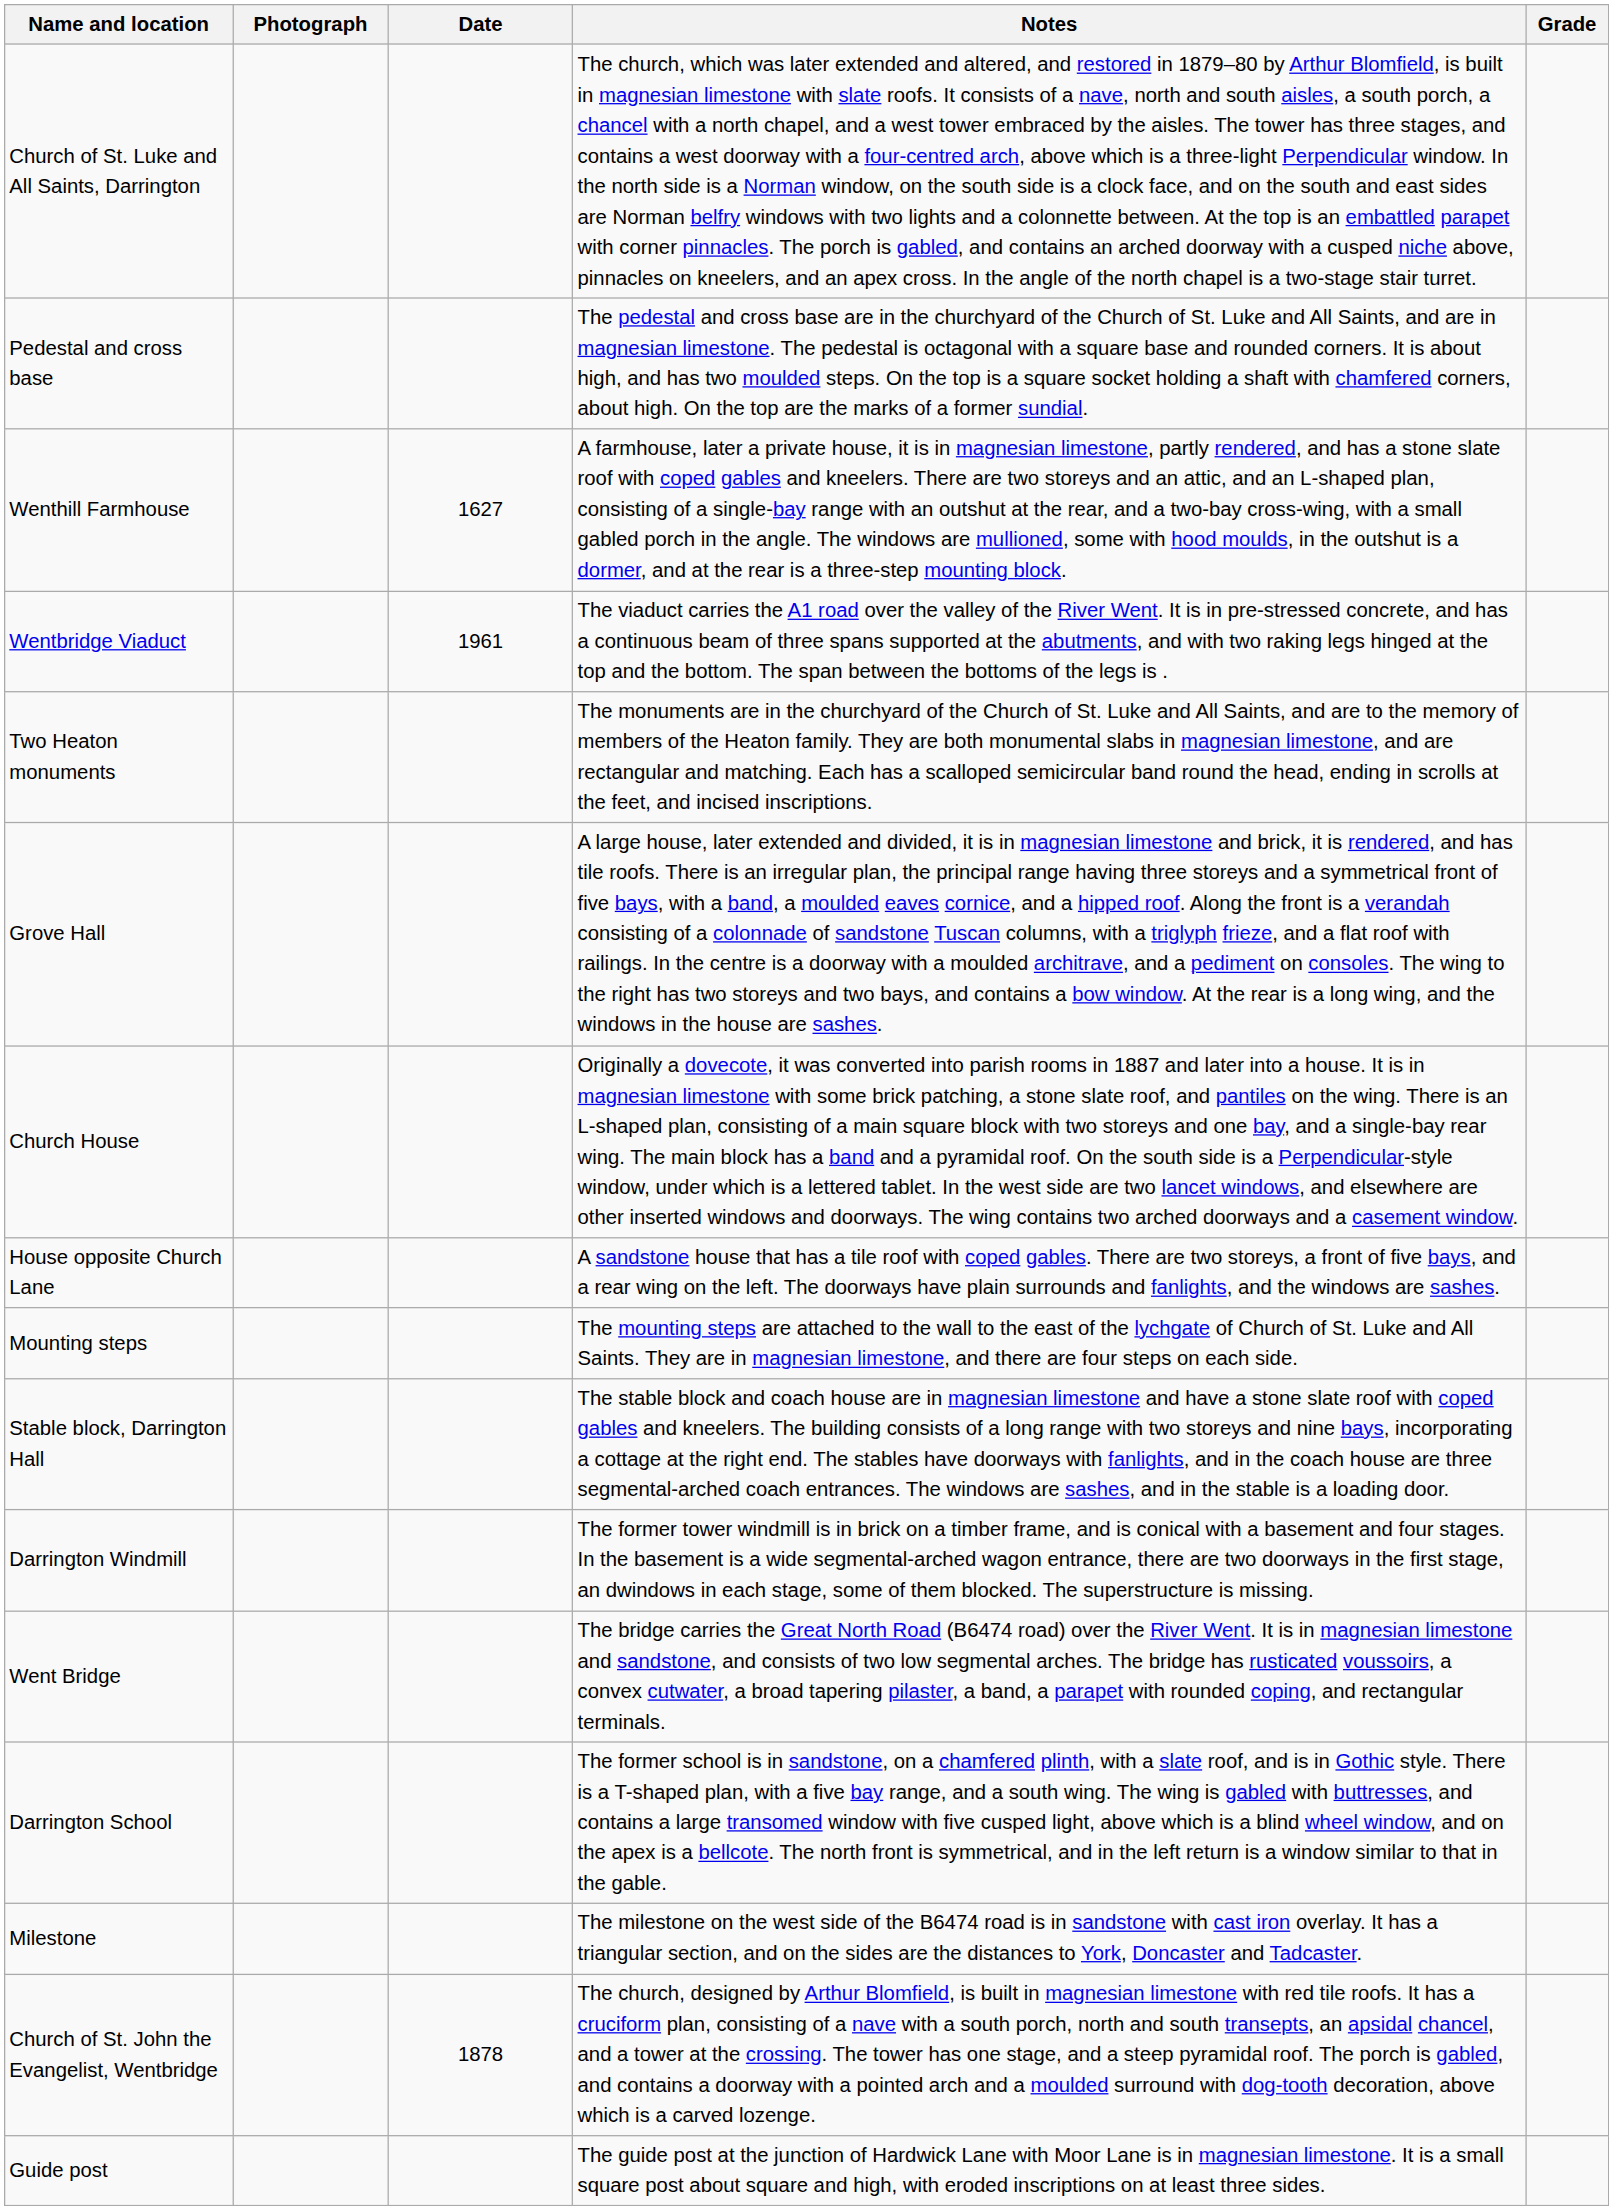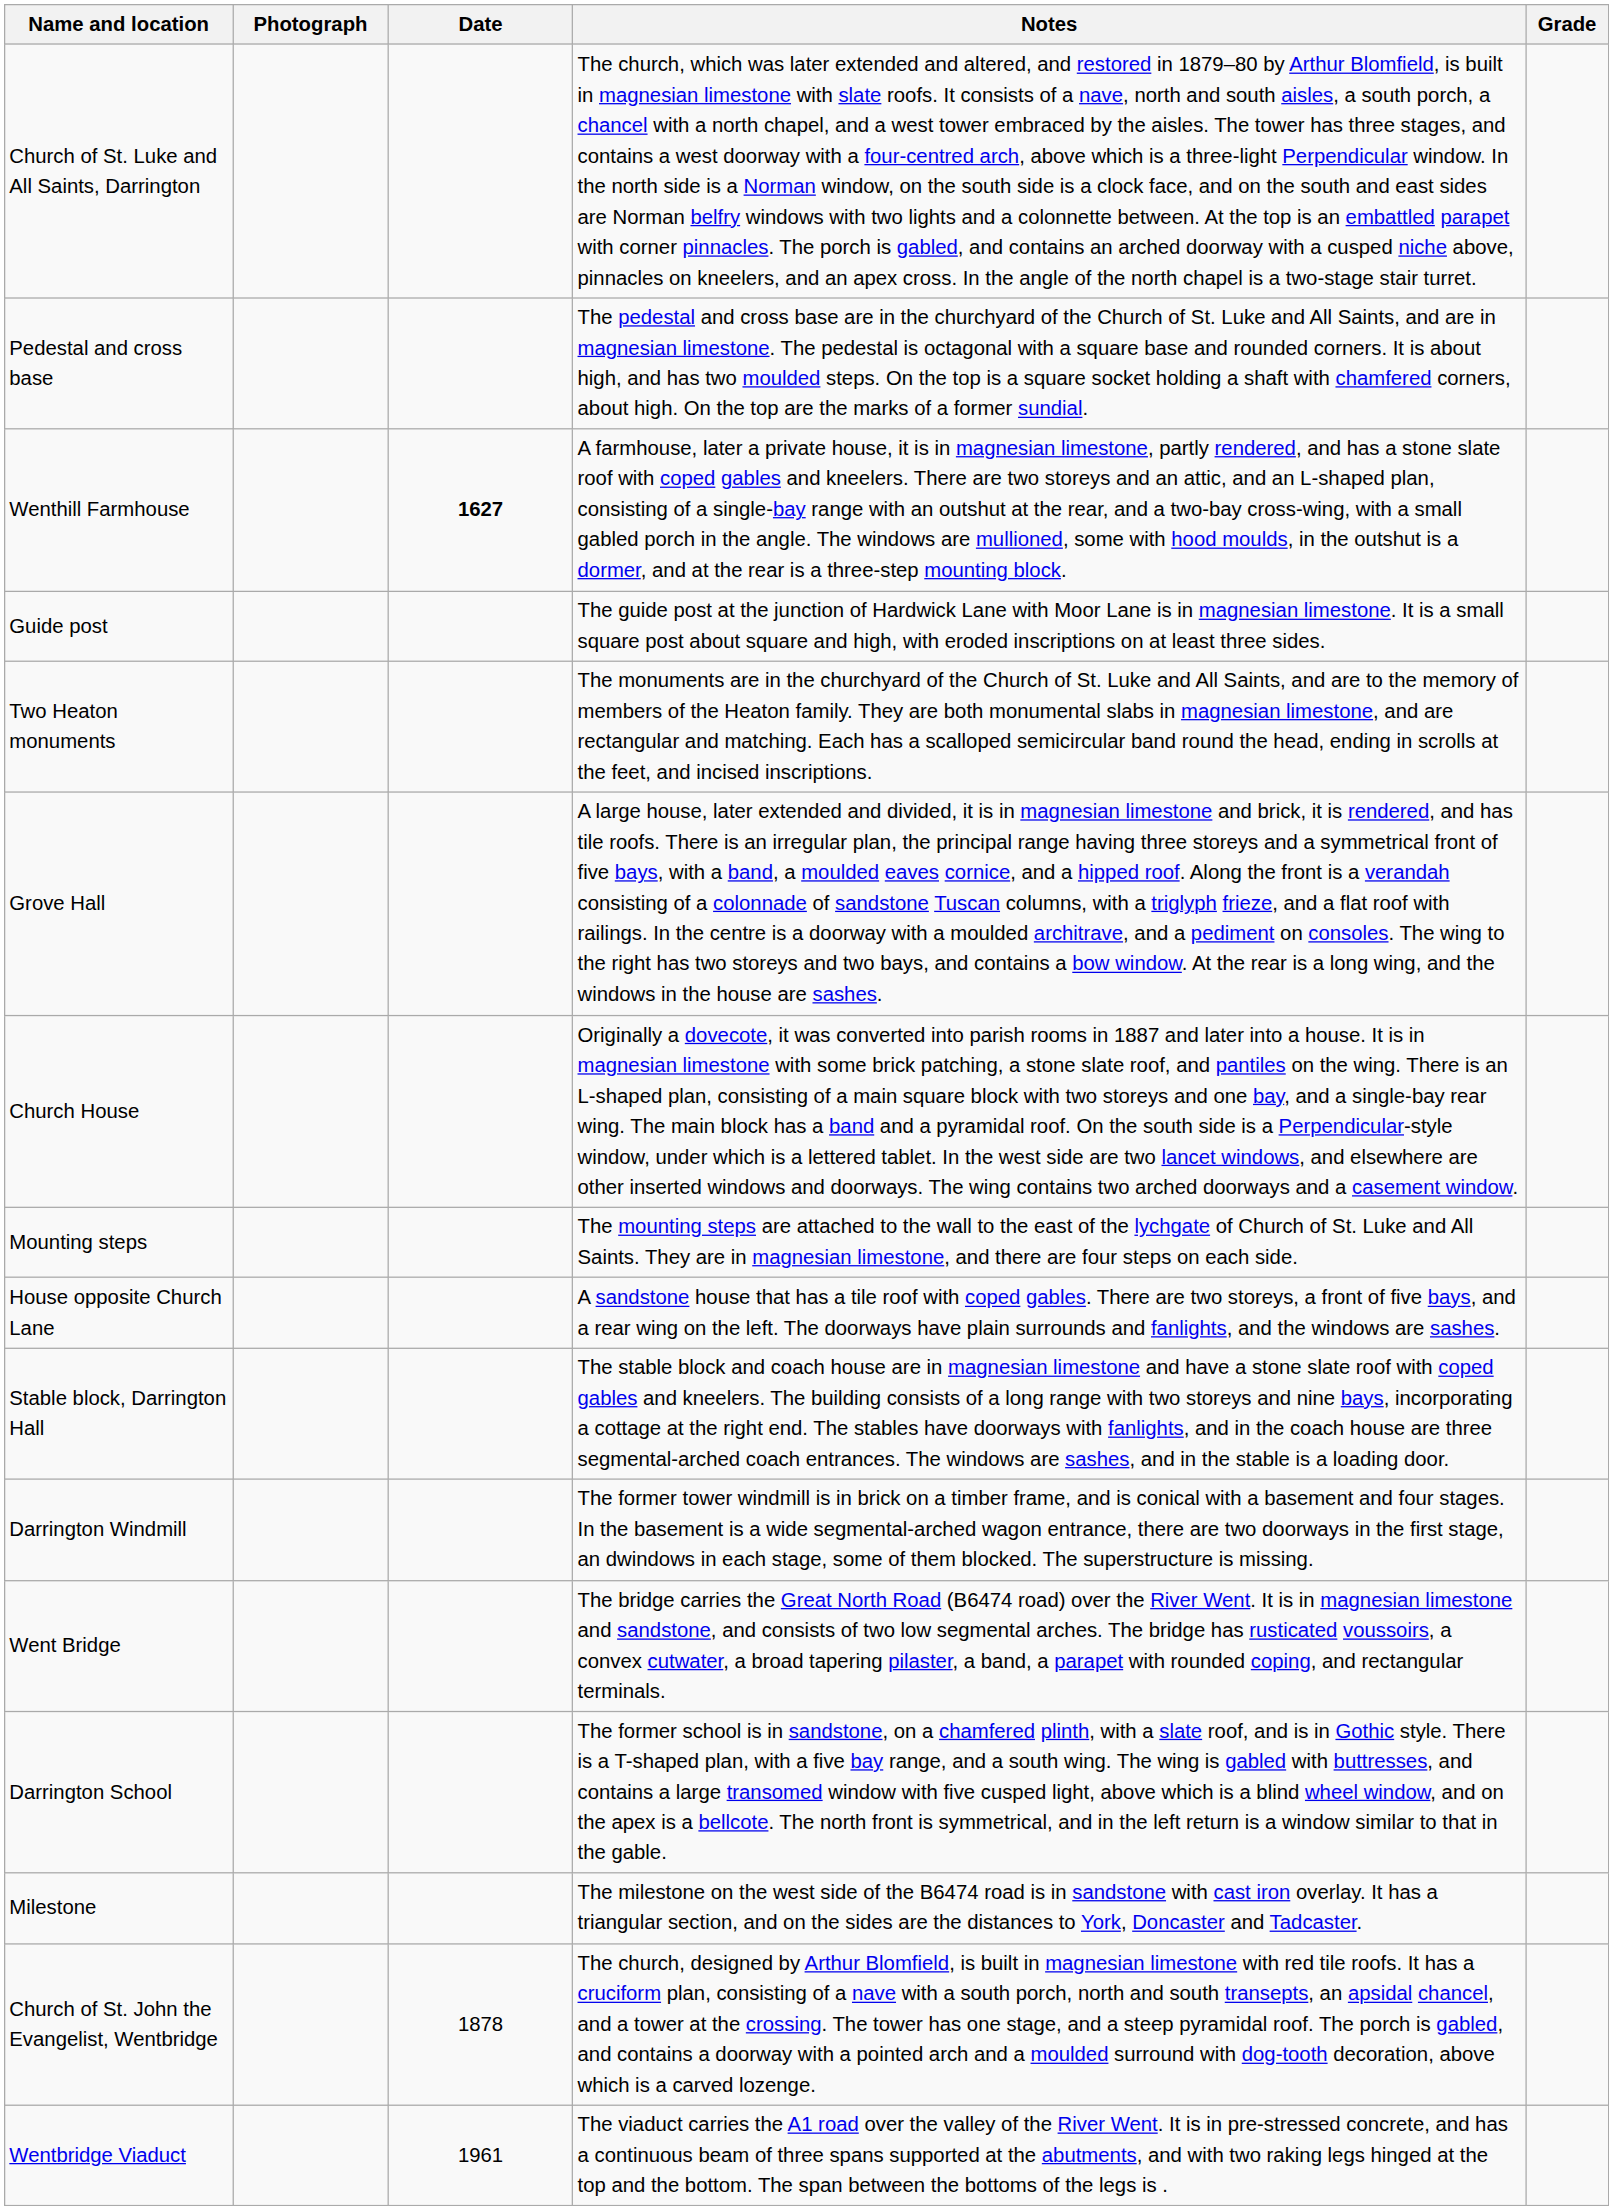(481, 509) normal -> (481, 509) bold
rows swapped: (58, 2170) <-> (98, 641)
rows swapped: (78, 1343) <-> (116, 1272)
